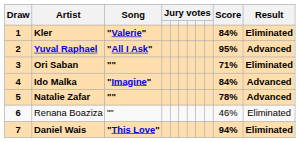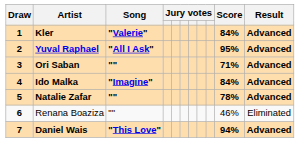(269, 33) Eliminated -> (269, 33) Advanced
(269, 65) Eliminated -> (269, 65) Advanced
(269, 130) Eliminated -> (269, 130) Advanced
